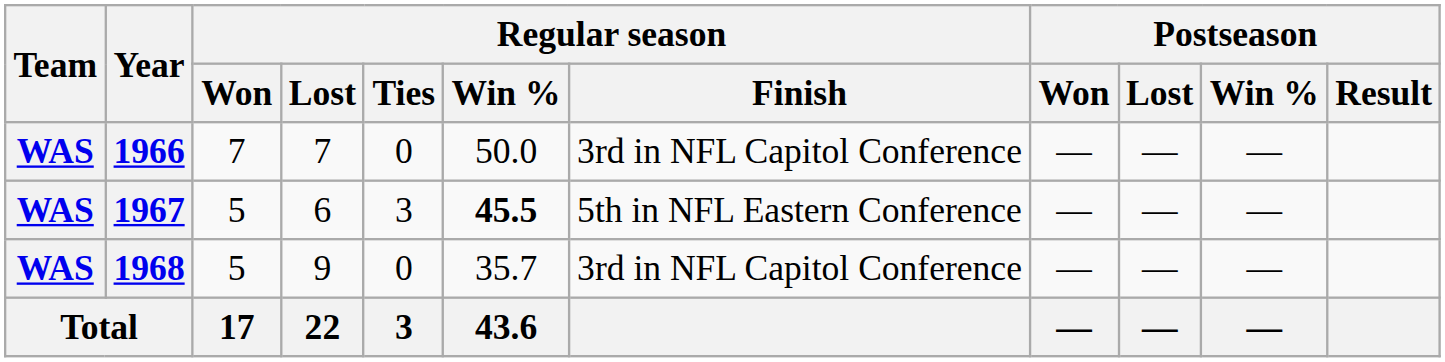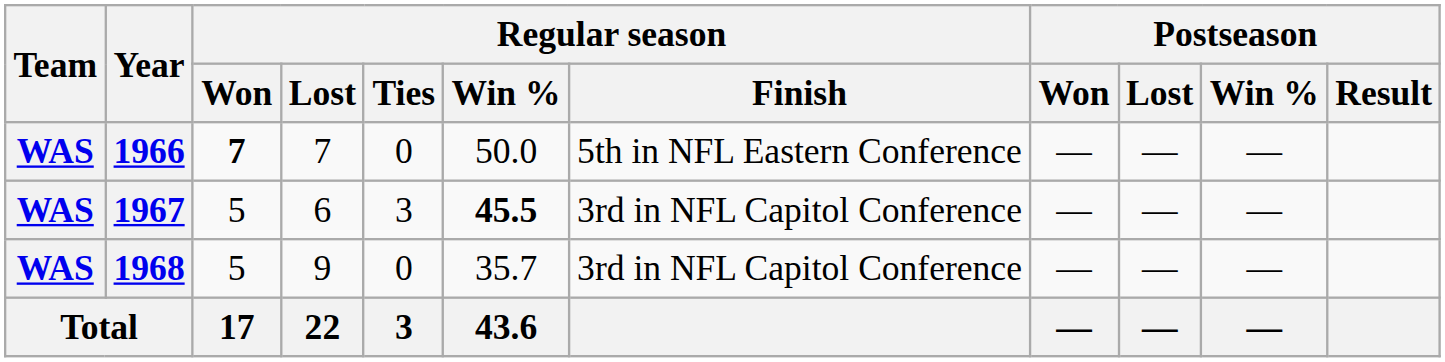(237, 151) normal -> (237, 151) bold
(800, 151) 3rd in NFL Capitol Conference -> (800, 151) 5th in NFL Eastern Conference
(800, 209) 5th in NFL Eastern Conference -> (800, 209) 3rd in NFL Capitol Conference
